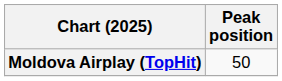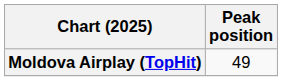(241, 62) 50 -> (241, 62) 49
